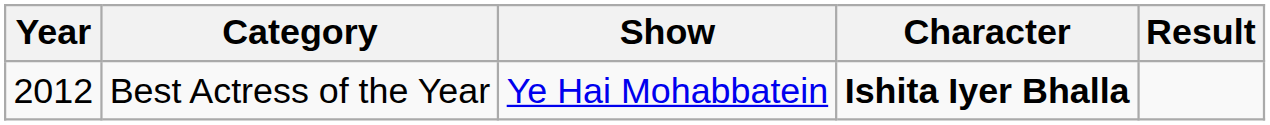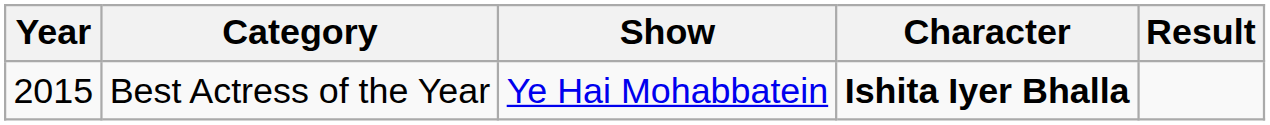(53, 89) 2012 -> (53, 89) 2015
